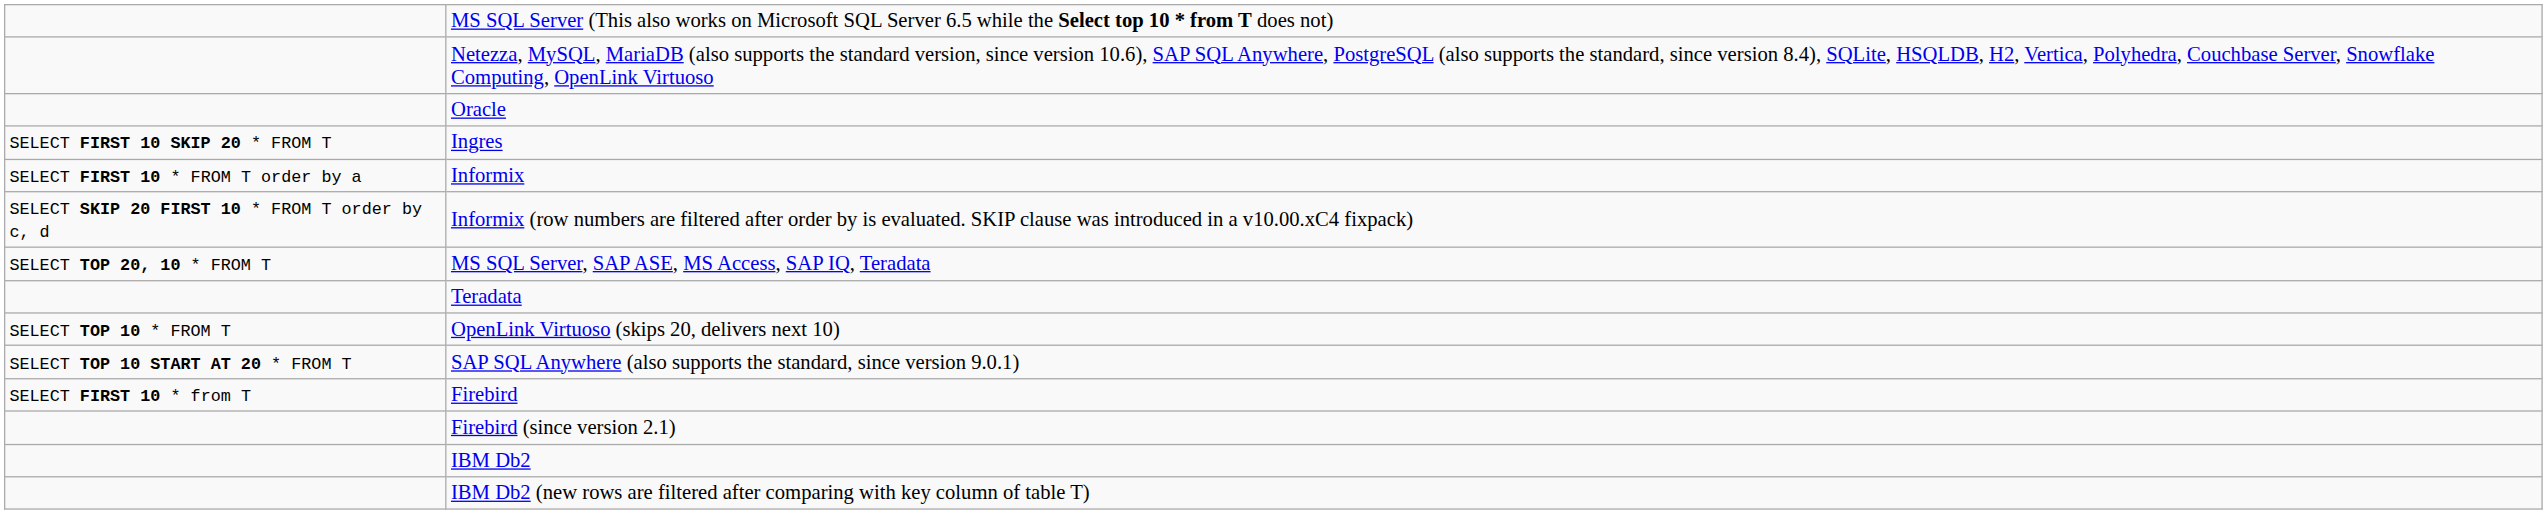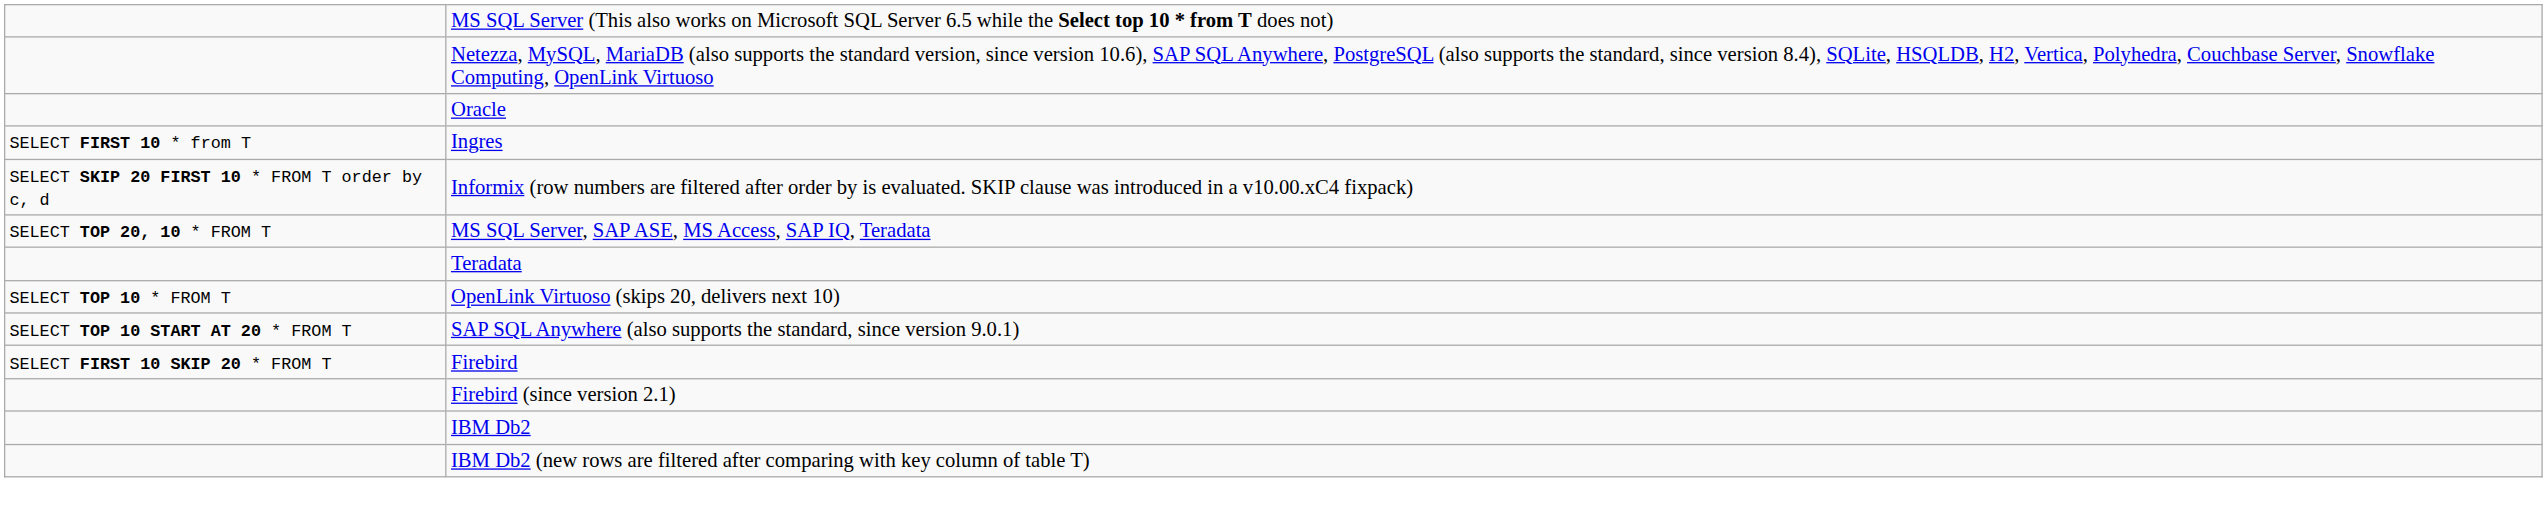(170, 144) SELECT FIRST 10 SKIP 20 * FROM T -> (130, 144) SELECT FIRST 10 * from T
- row: (488, 175)
(130, 397) SELECT FIRST 10 * from T -> (170, 364) SELECT FIRST 10 SKIP 20 * FROM T
